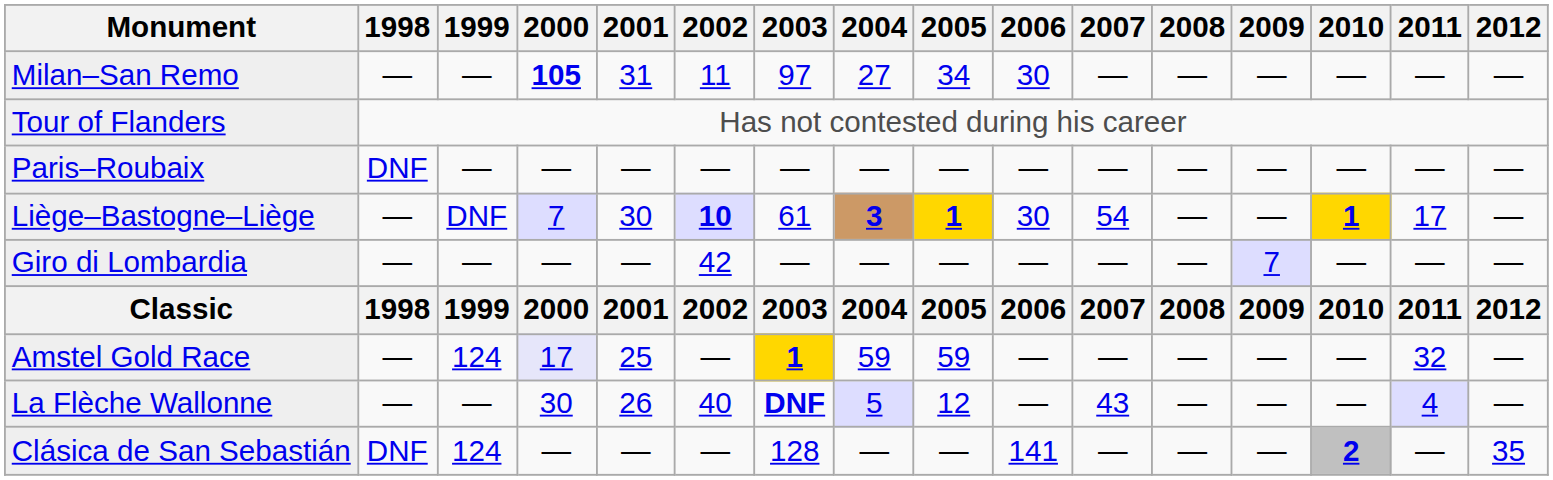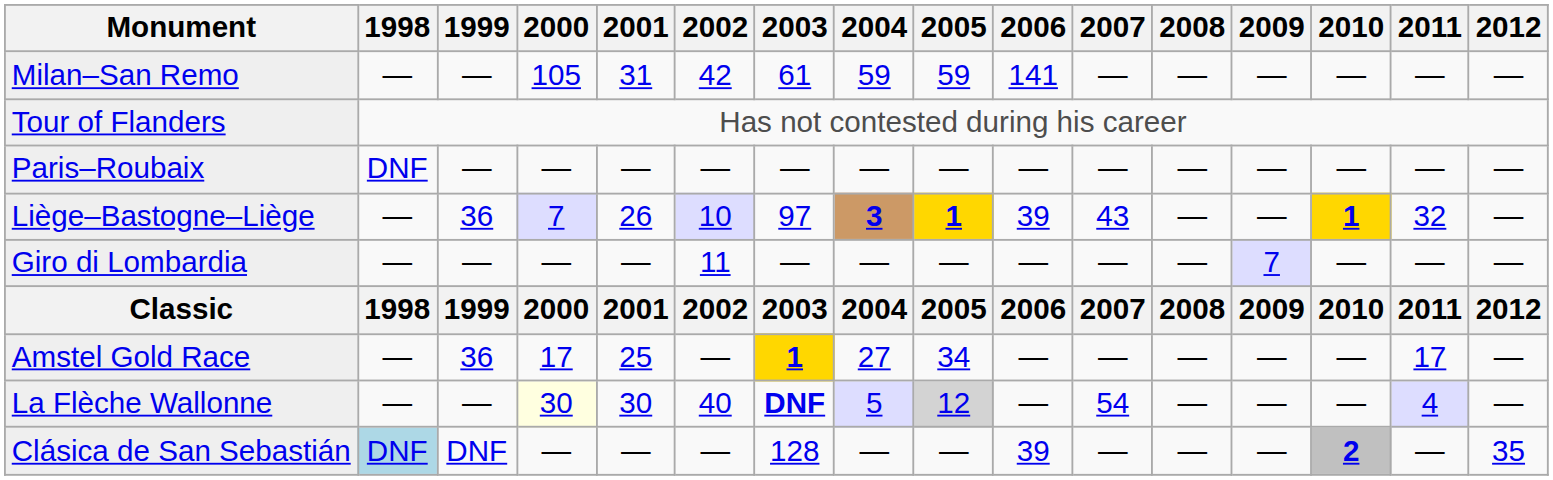(556, 74) bold -> (556, 74) normal
(715, 74) 11 -> (715, 74) 42
(795, 74) 97 -> (795, 74) 61
(874, 74) 27 -> (874, 74) 59
(954, 74) 34 -> (954, 74) 59
(1033, 74) 30 -> (1033, 74) 141
(477, 215) DNF -> (477, 215) 36
(636, 215) 30 -> (636, 215) 26
(715, 215) bold -> (715, 215) normal
(795, 215) 61 -> (795, 215) 97
(1033, 215) 30 -> (1033, 215) 39
(1113, 215) 54 -> (1113, 215) 43
(1430, 215) 17 -> (1430, 215) 32
(715, 262) 42 -> (715, 262) 11
(477, 356) 124 -> (477, 356) 36
(556, 356) lavender background -> (556, 356) no background
(874, 356) 59 -> (874, 356) 27
(954, 356) 59 -> (954, 356) 34
(1430, 356) 32 -> (1430, 356) 17
(556, 403) no background -> (556, 403) lightyellow background
(636, 403) 26 -> (636, 403) 30
(954, 403) no background -> (954, 403) lightgrey background
(1113, 403) 43 -> (1113, 403) 54
(397, 450) no background -> (397, 450) lightblue background
(477, 450) 124 -> (477, 450) DNF
(1033, 450) 141 -> (1033, 450) 39
